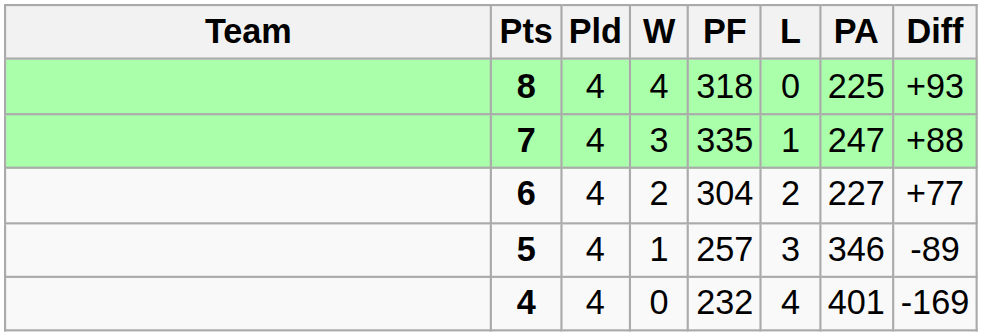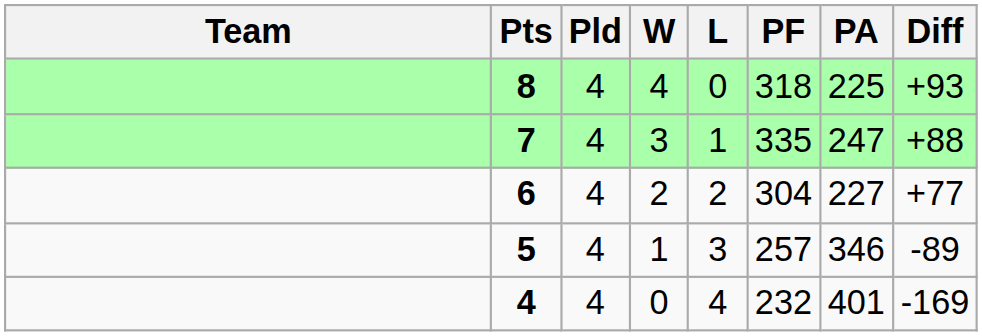columns swapped: (791, 31) <-> (725, 31)
